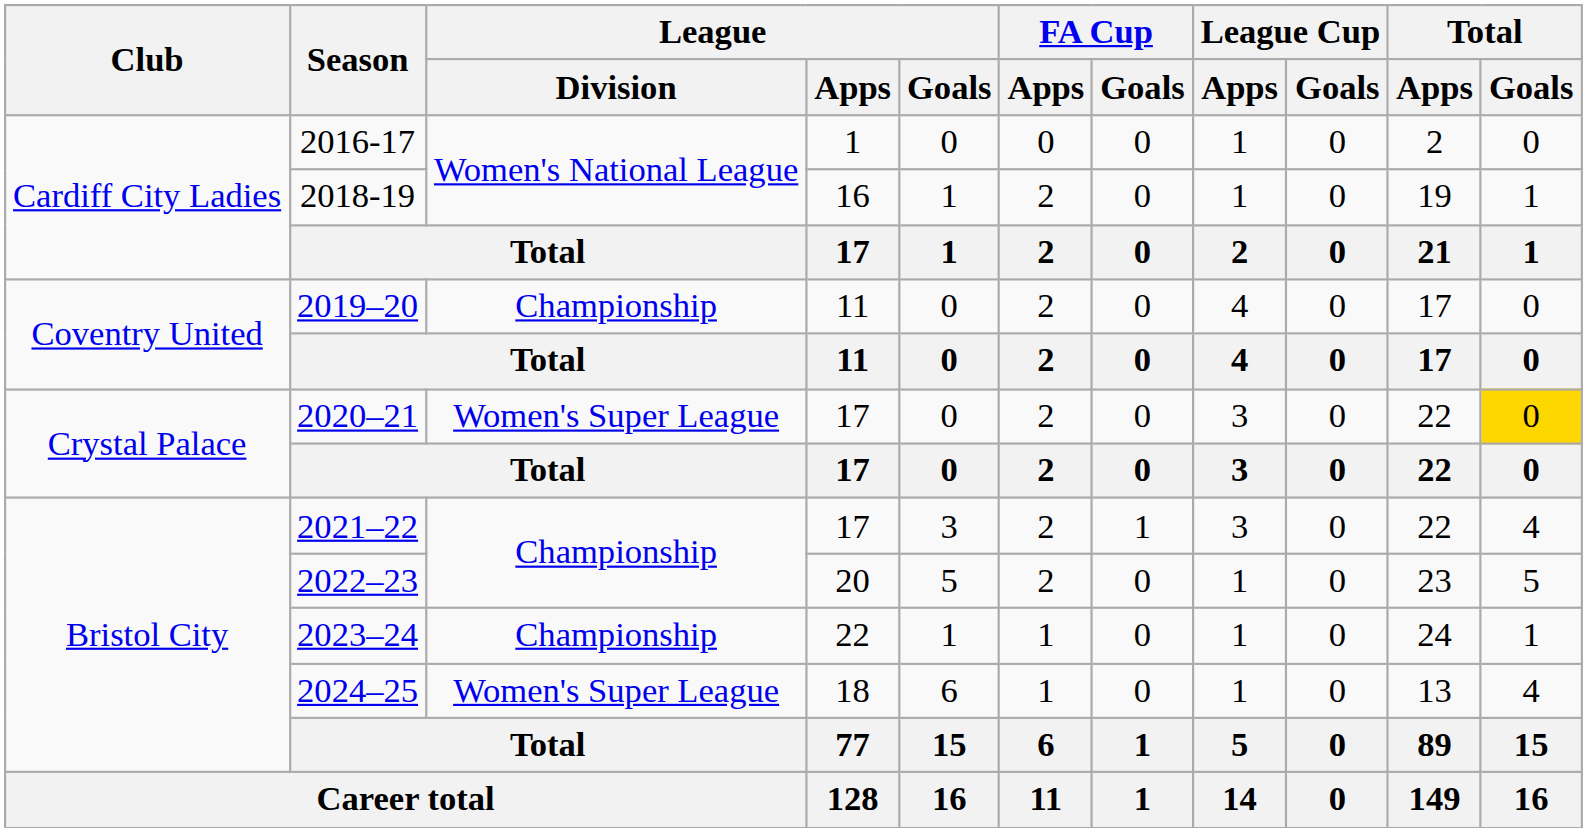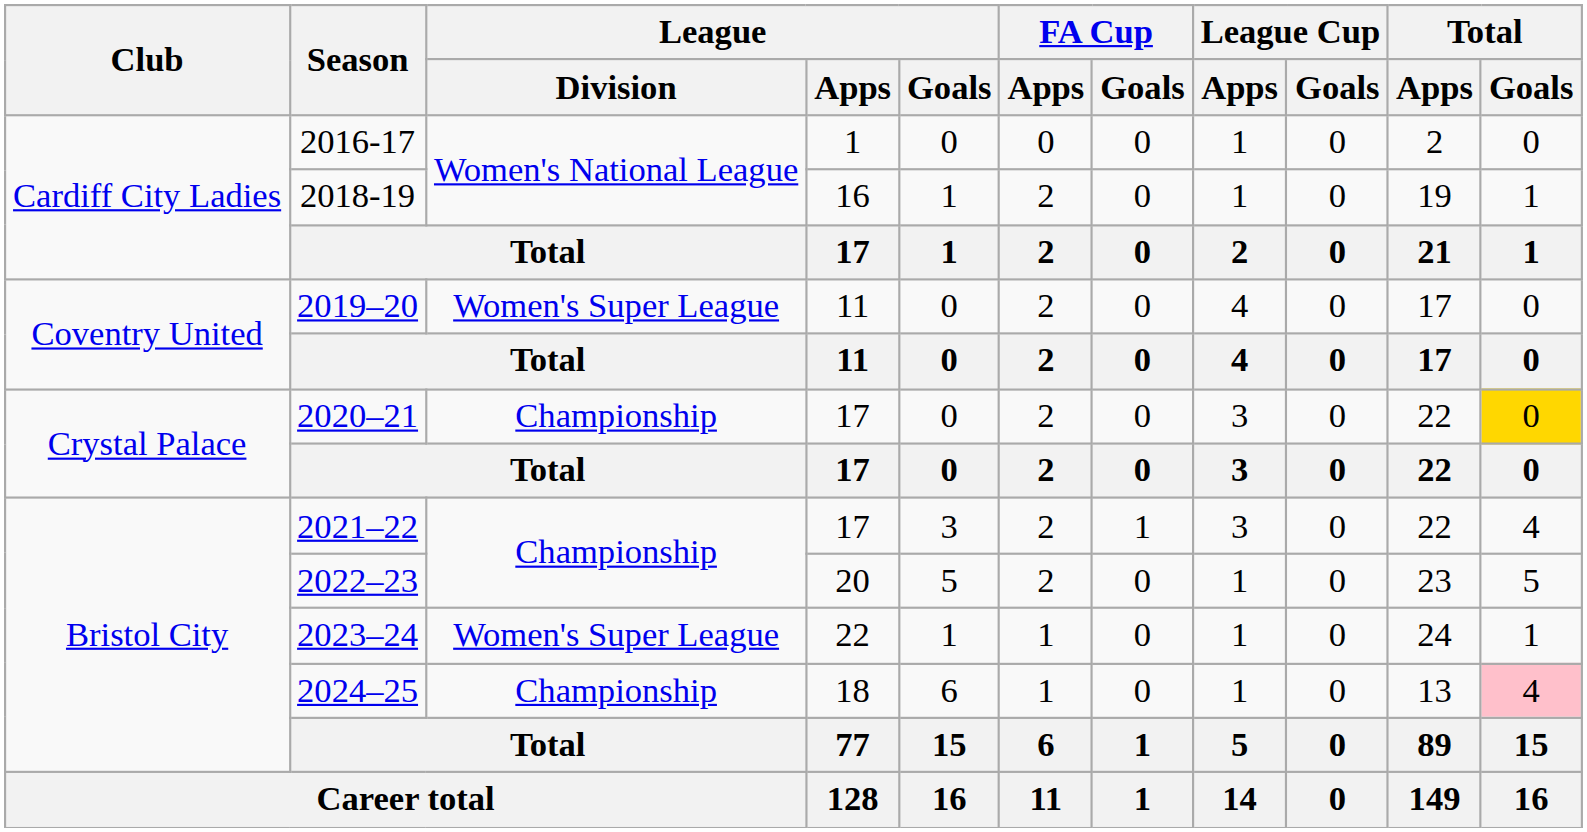(616, 305) Championship -> (616, 305) Women's Super League
(616, 415) Women's Super League -> (616, 415) Championship
(616, 634) Championship -> (616, 634) Women's Super League
(616, 689) Women's Super League -> (616, 689) Championship
(1531, 689) no background -> (1531, 689) pink background
